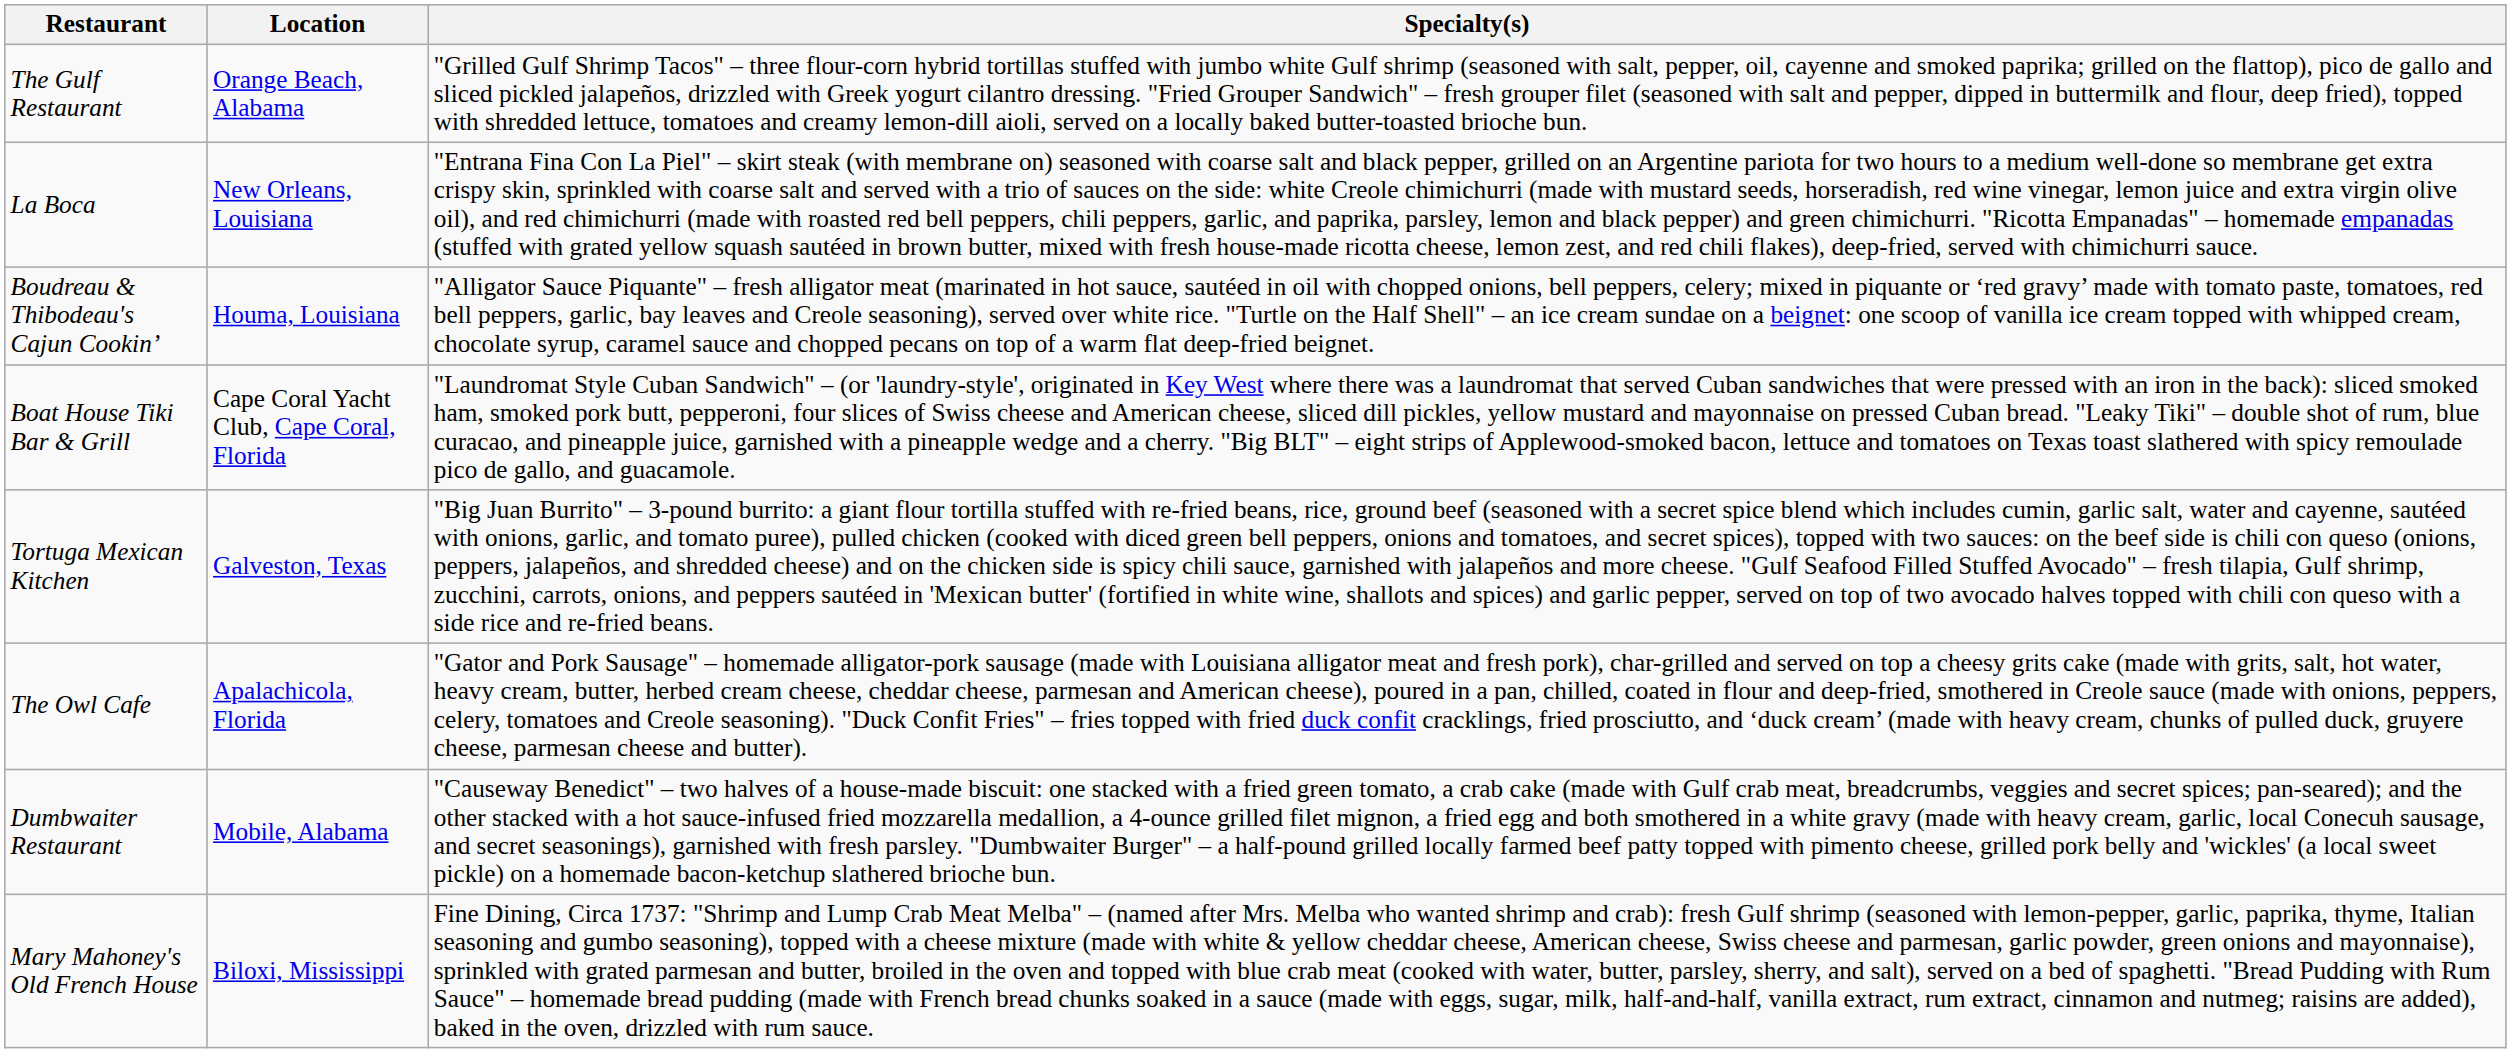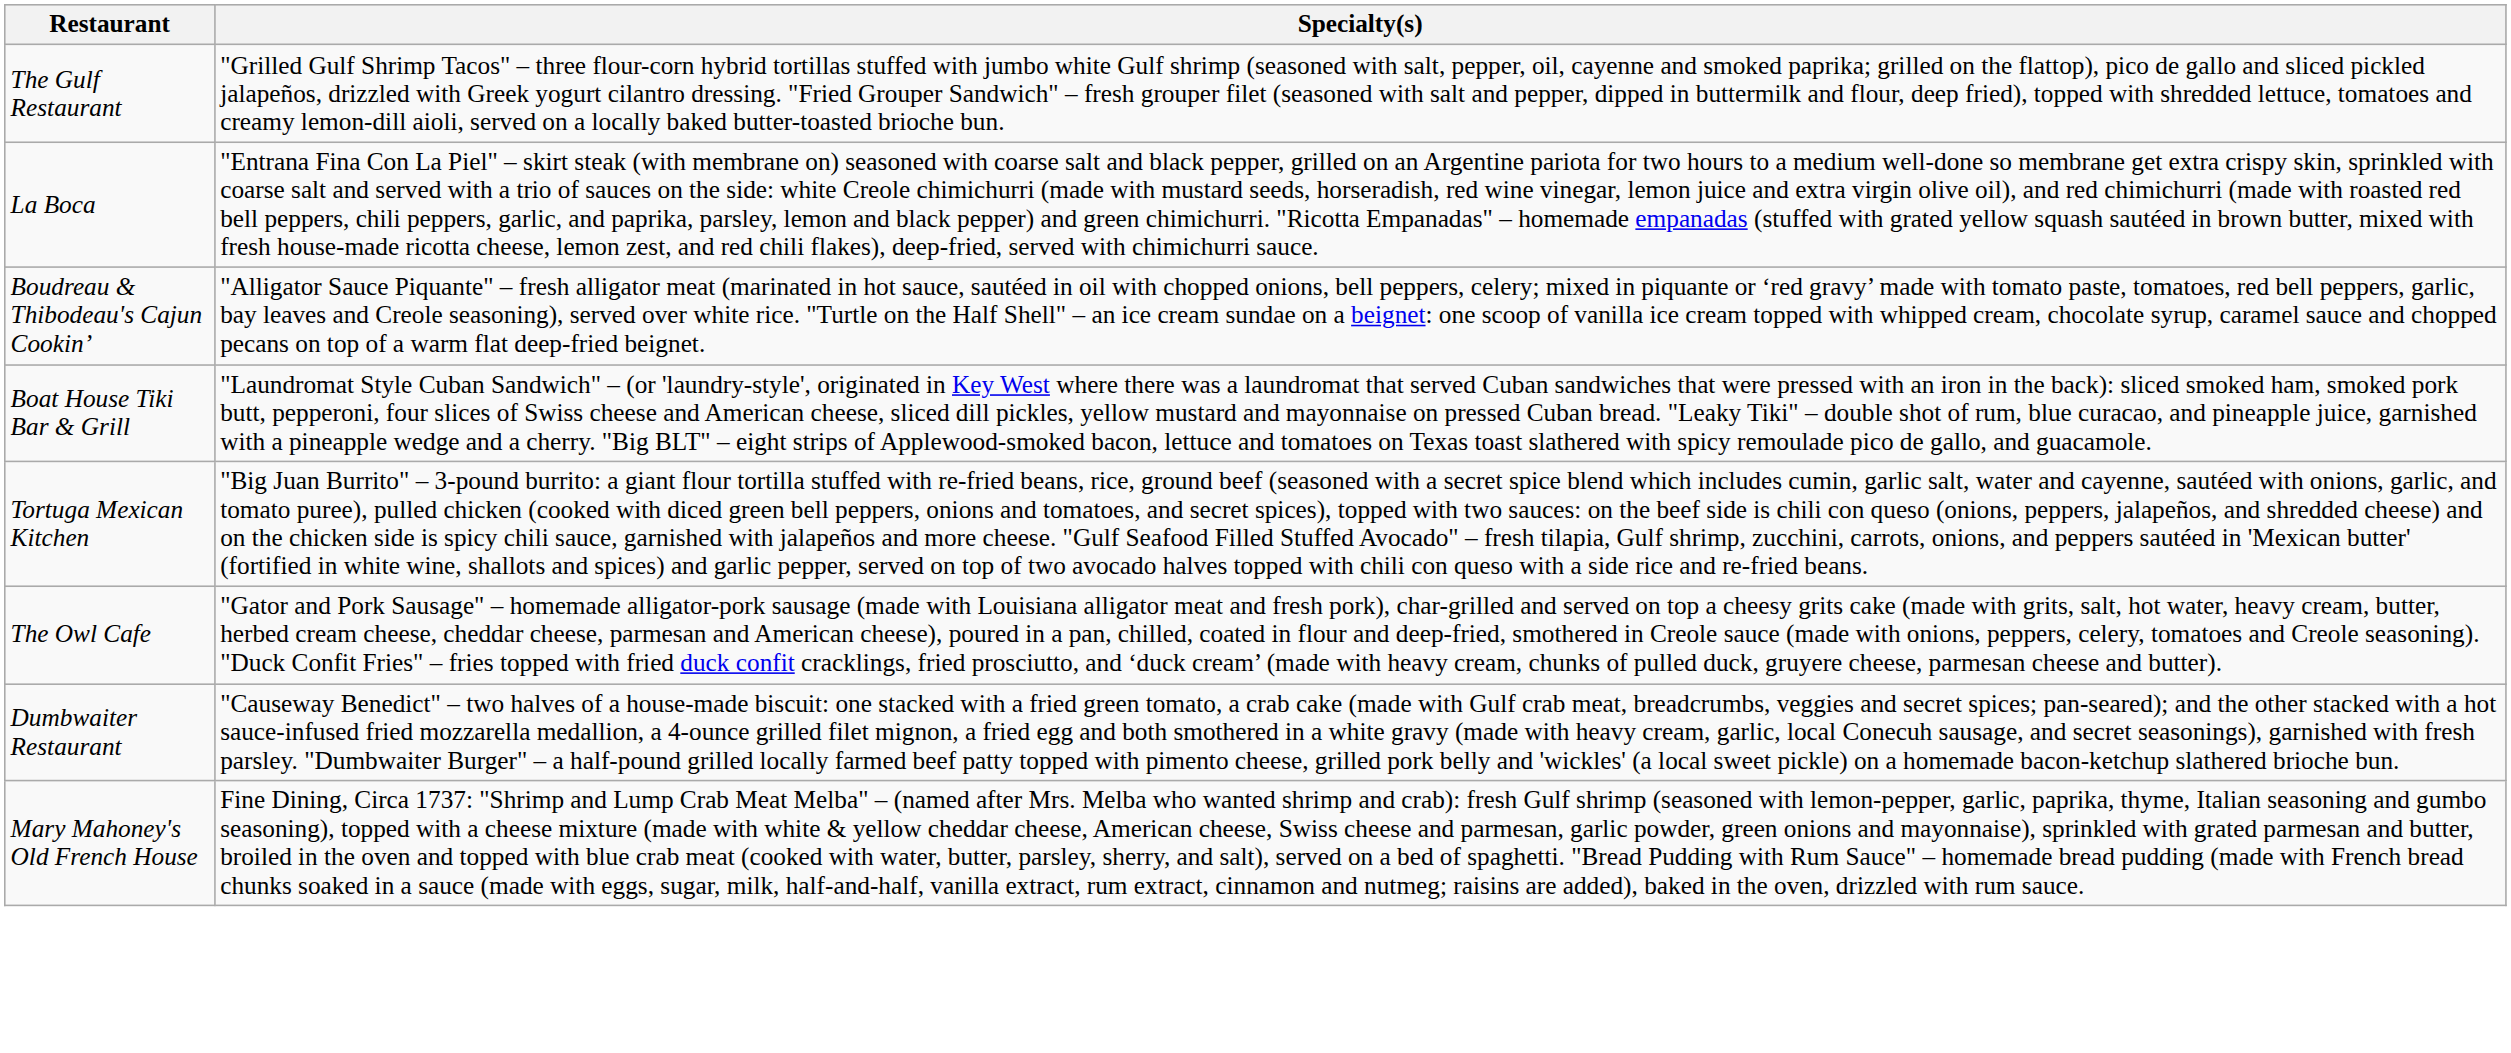- column: (318, 24)
